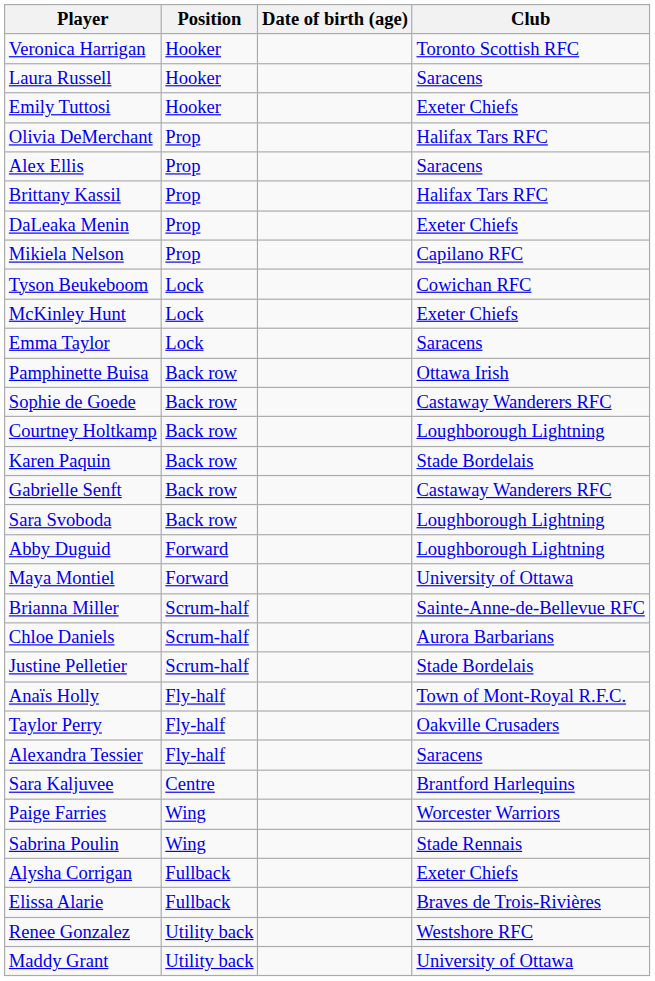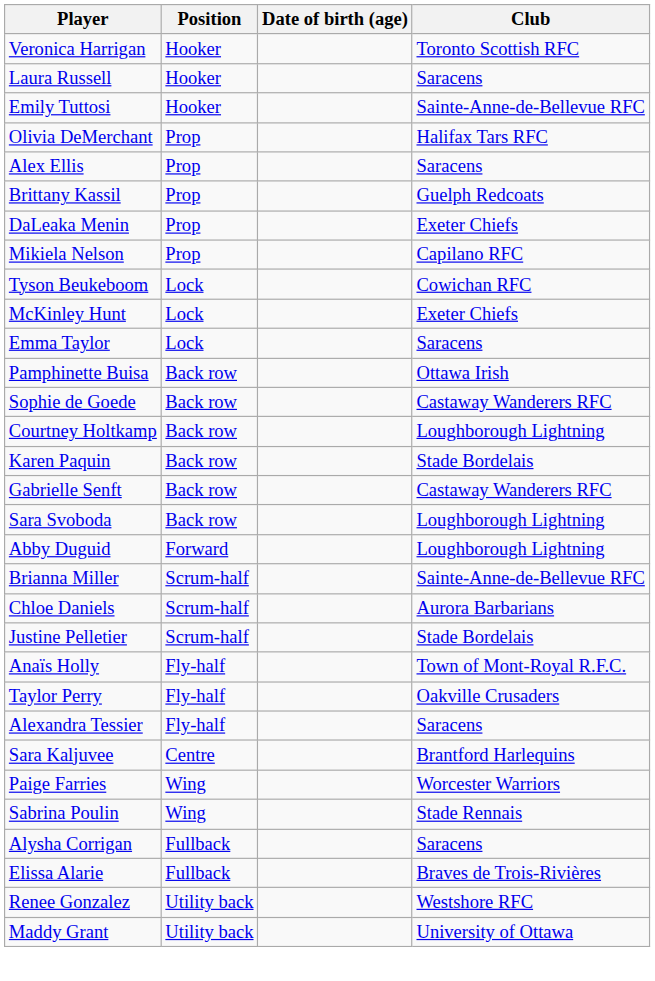(467, 107) Exeter Chiefs -> (531, 107) Sainte-Anne-de-Bellevue RFC
(482, 195) Halifax Tars RFC -> (480, 195) Guelph Redcoats
- row: (62, 578)
(467, 872) Exeter Chiefs -> (449, 843) Saracens
